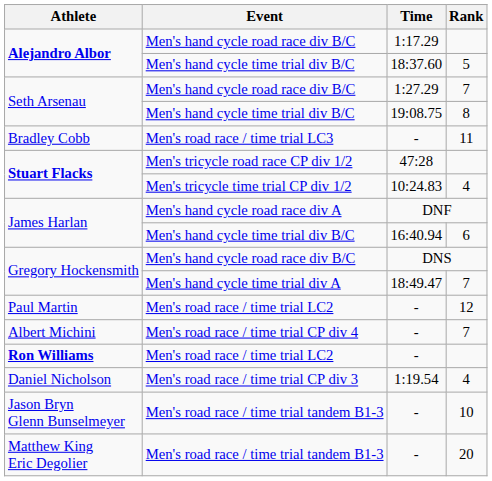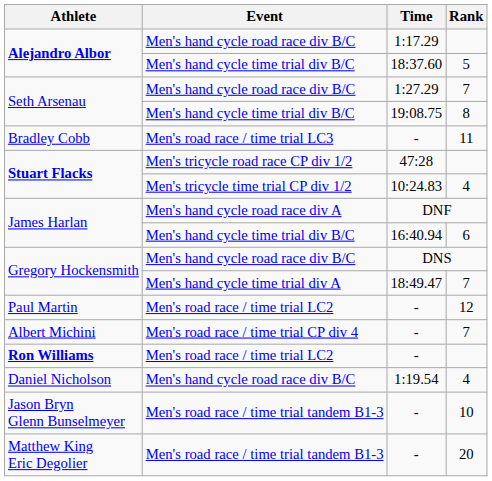(252, 380) Men's road race / time trial CP div 3 -> (251, 380) Men's hand cycle road race div B/C
